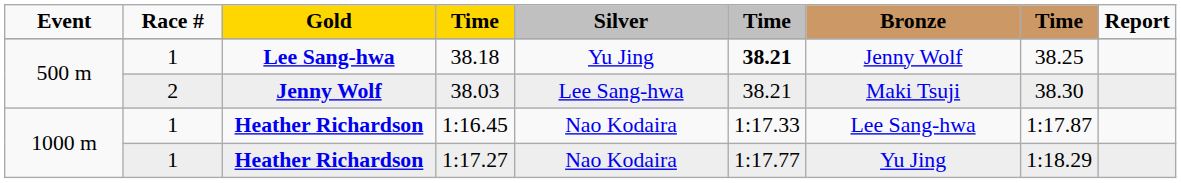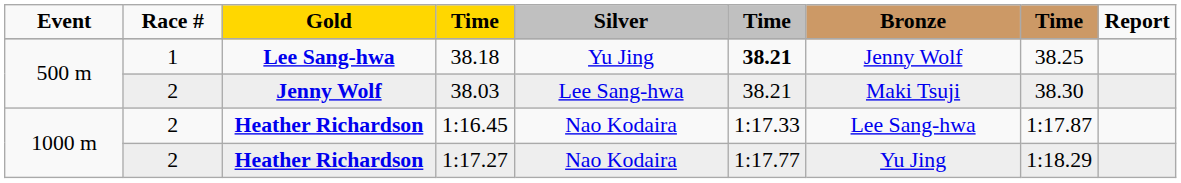(173, 125) 1 -> (173, 125) 2
(173, 159) 1 -> (173, 159) 2
